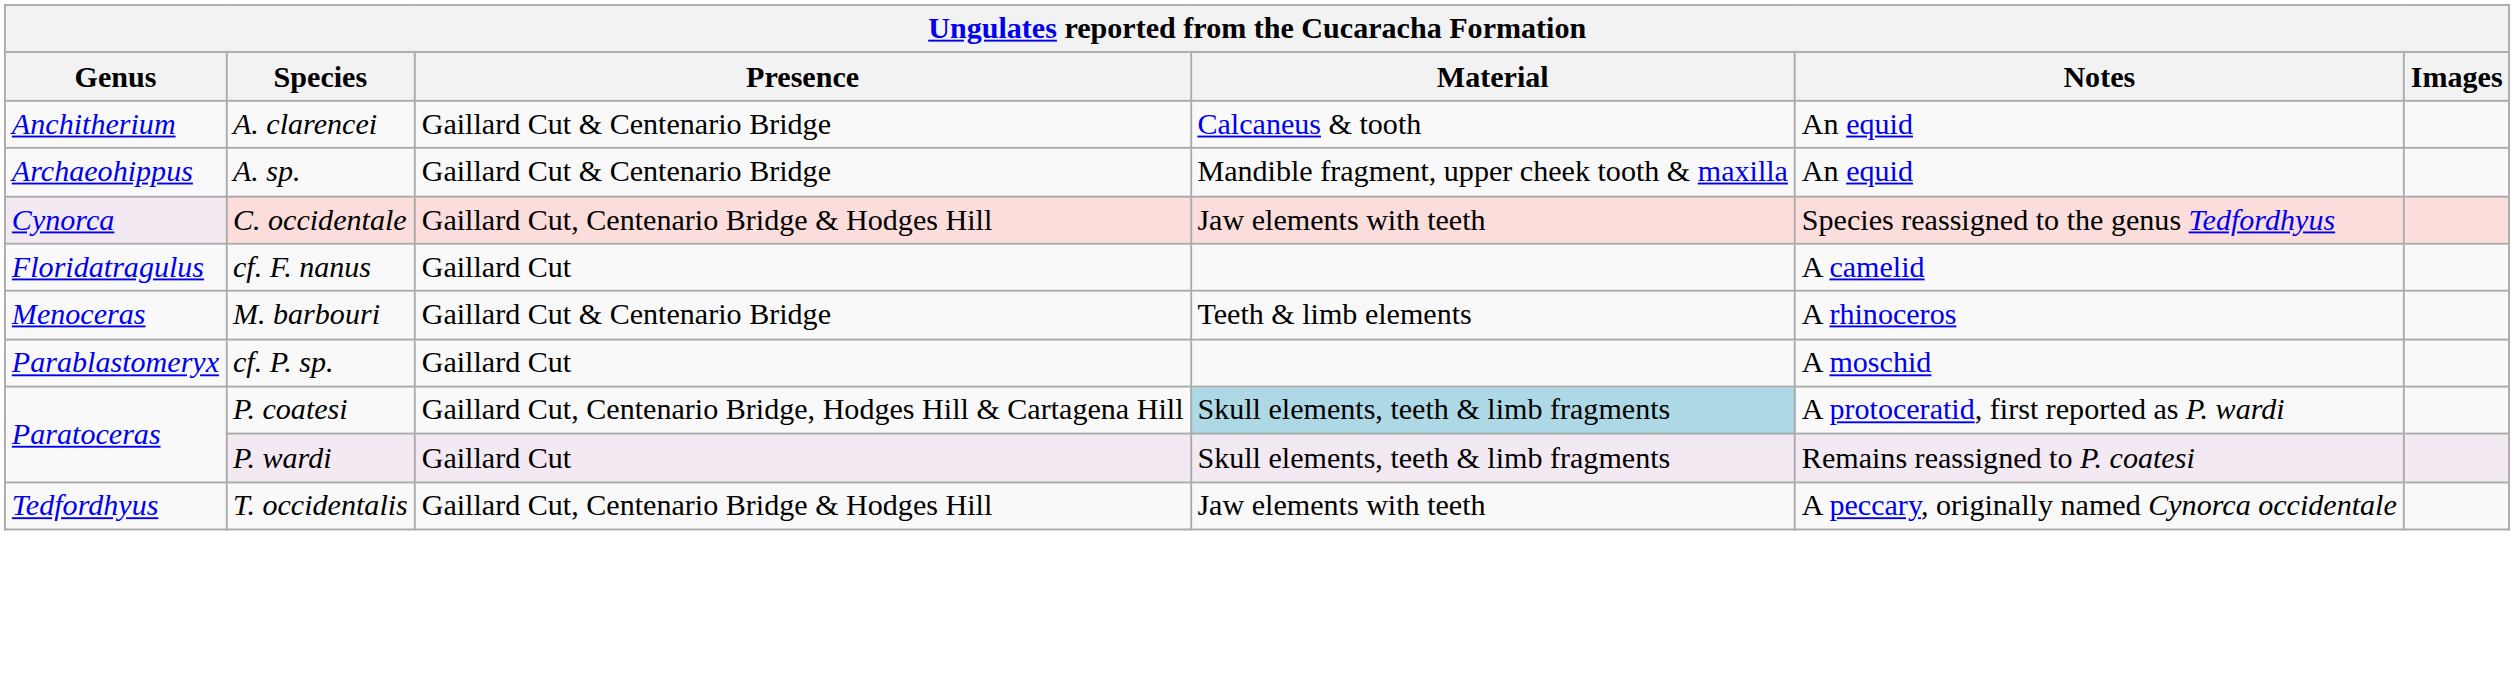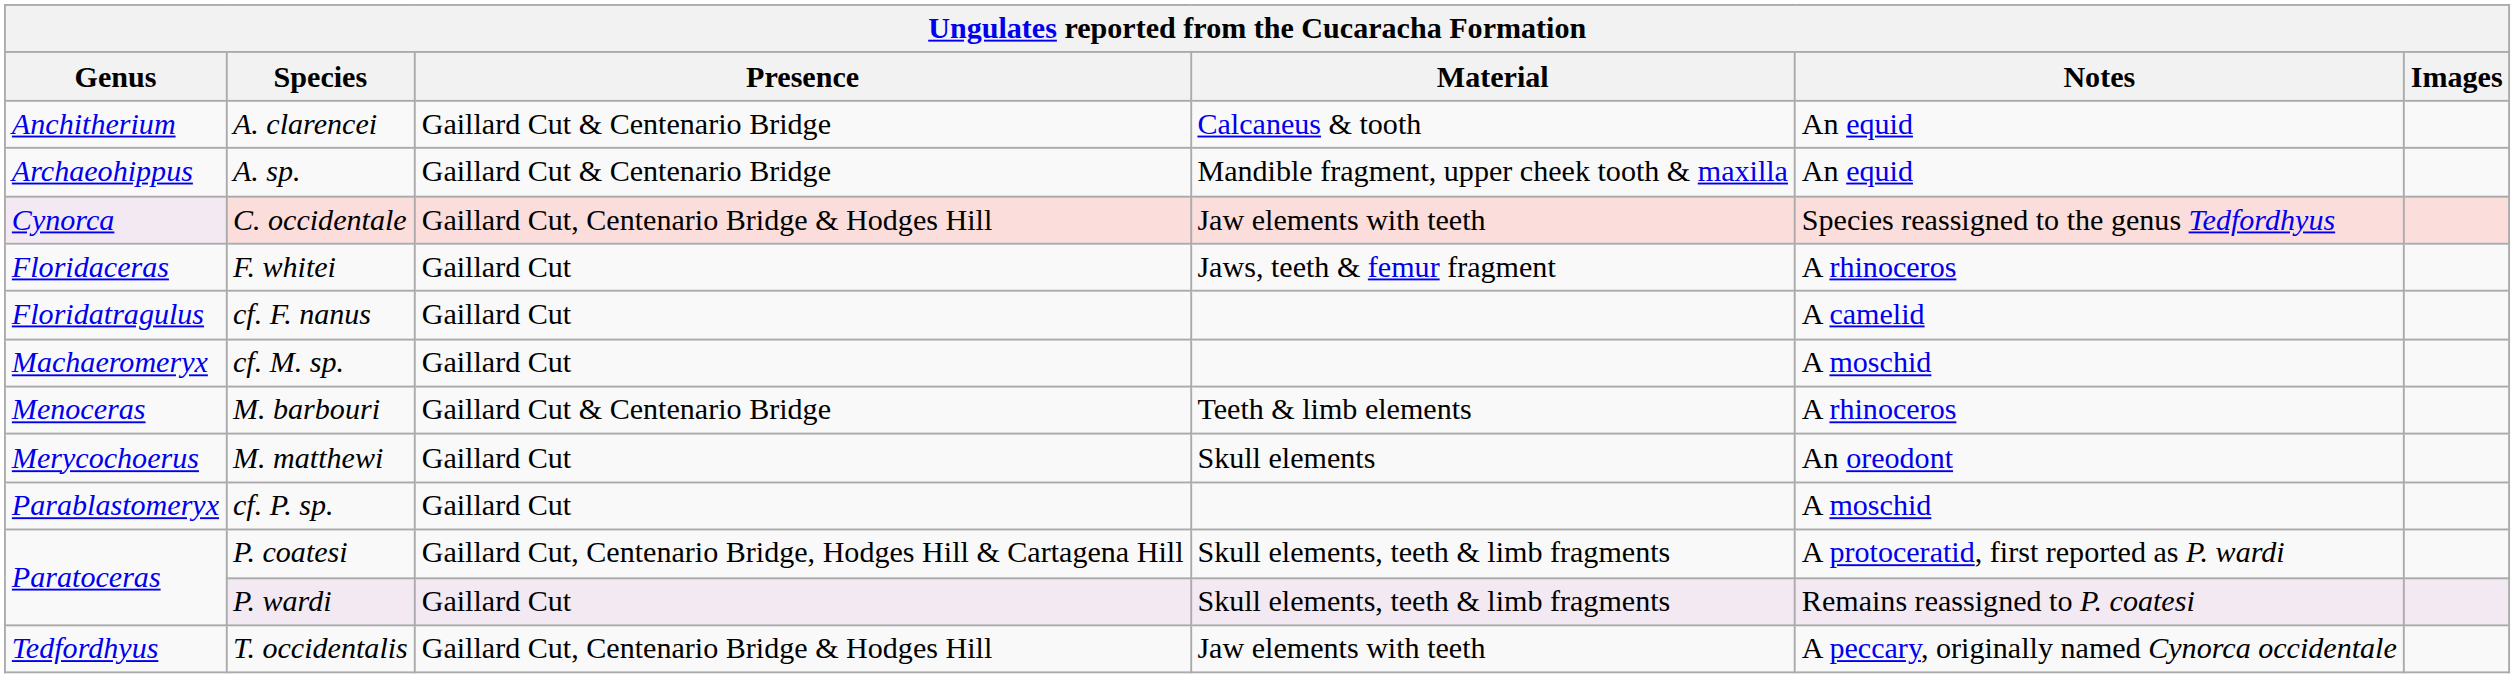+ row: (284, 266)
+ row: (288, 362)
+ row: (308, 457)
(1434, 409) lightblue background -> (1434, 553) no background
